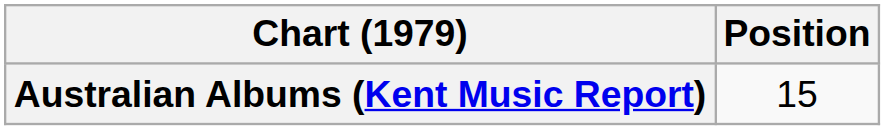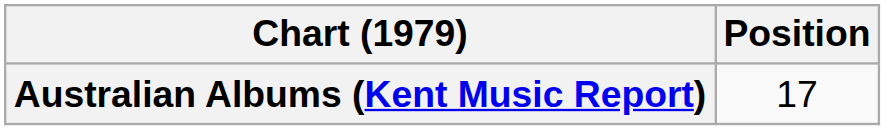(797, 93) 15 -> (797, 93) 17
